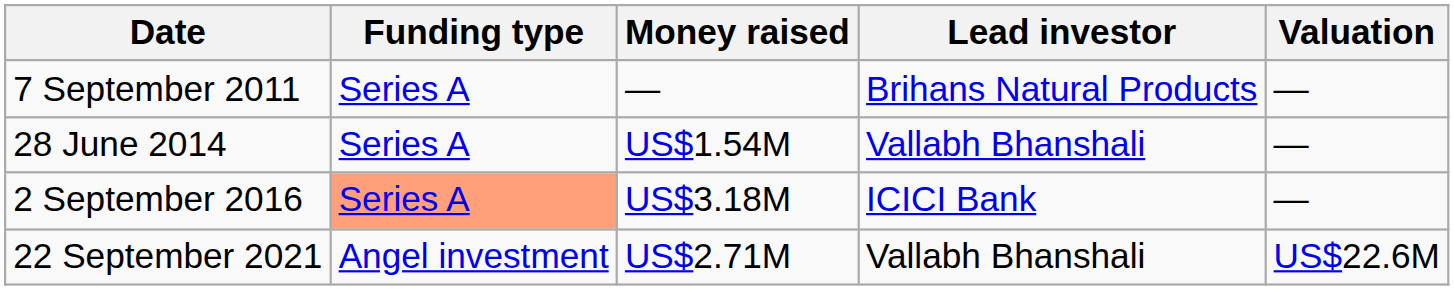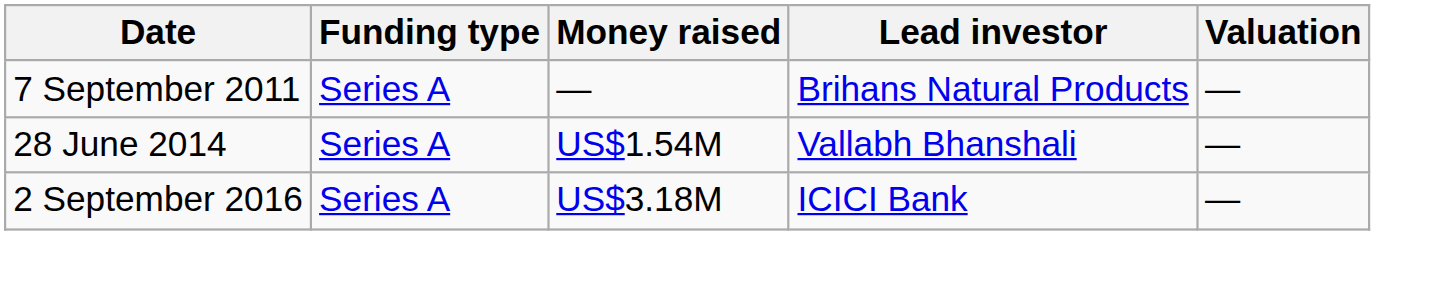(404, 199) lightsalmon background -> (385, 199) no background
- row: (168, 255)
